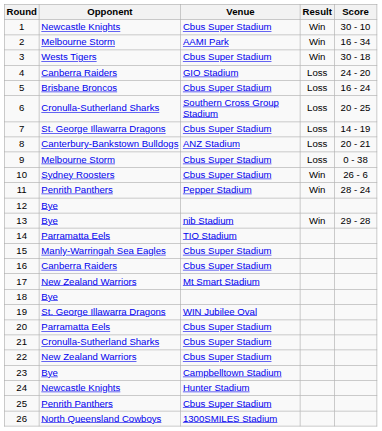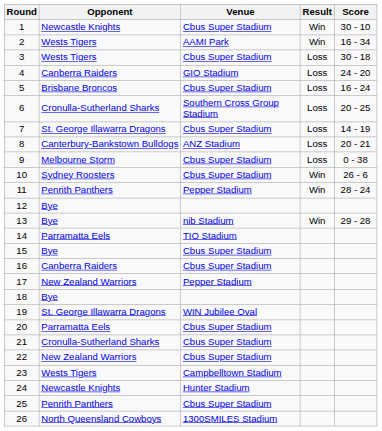(78, 42) Melbourne Storm -> (69, 42) Wests Tigers
(317, 57) Win -> (317, 57) Loss
(104, 251) Manly-Warringah Sea Eagles -> (50, 251) Bye
(221, 281) Mt Smart Stadium -> (217, 281) Pepper Stadium
(50, 373) Bye -> (69, 373) Wests Tigers
